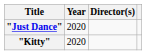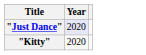- column: (113, 12)
(76, 27) no background -> (76, 27) lavender background
